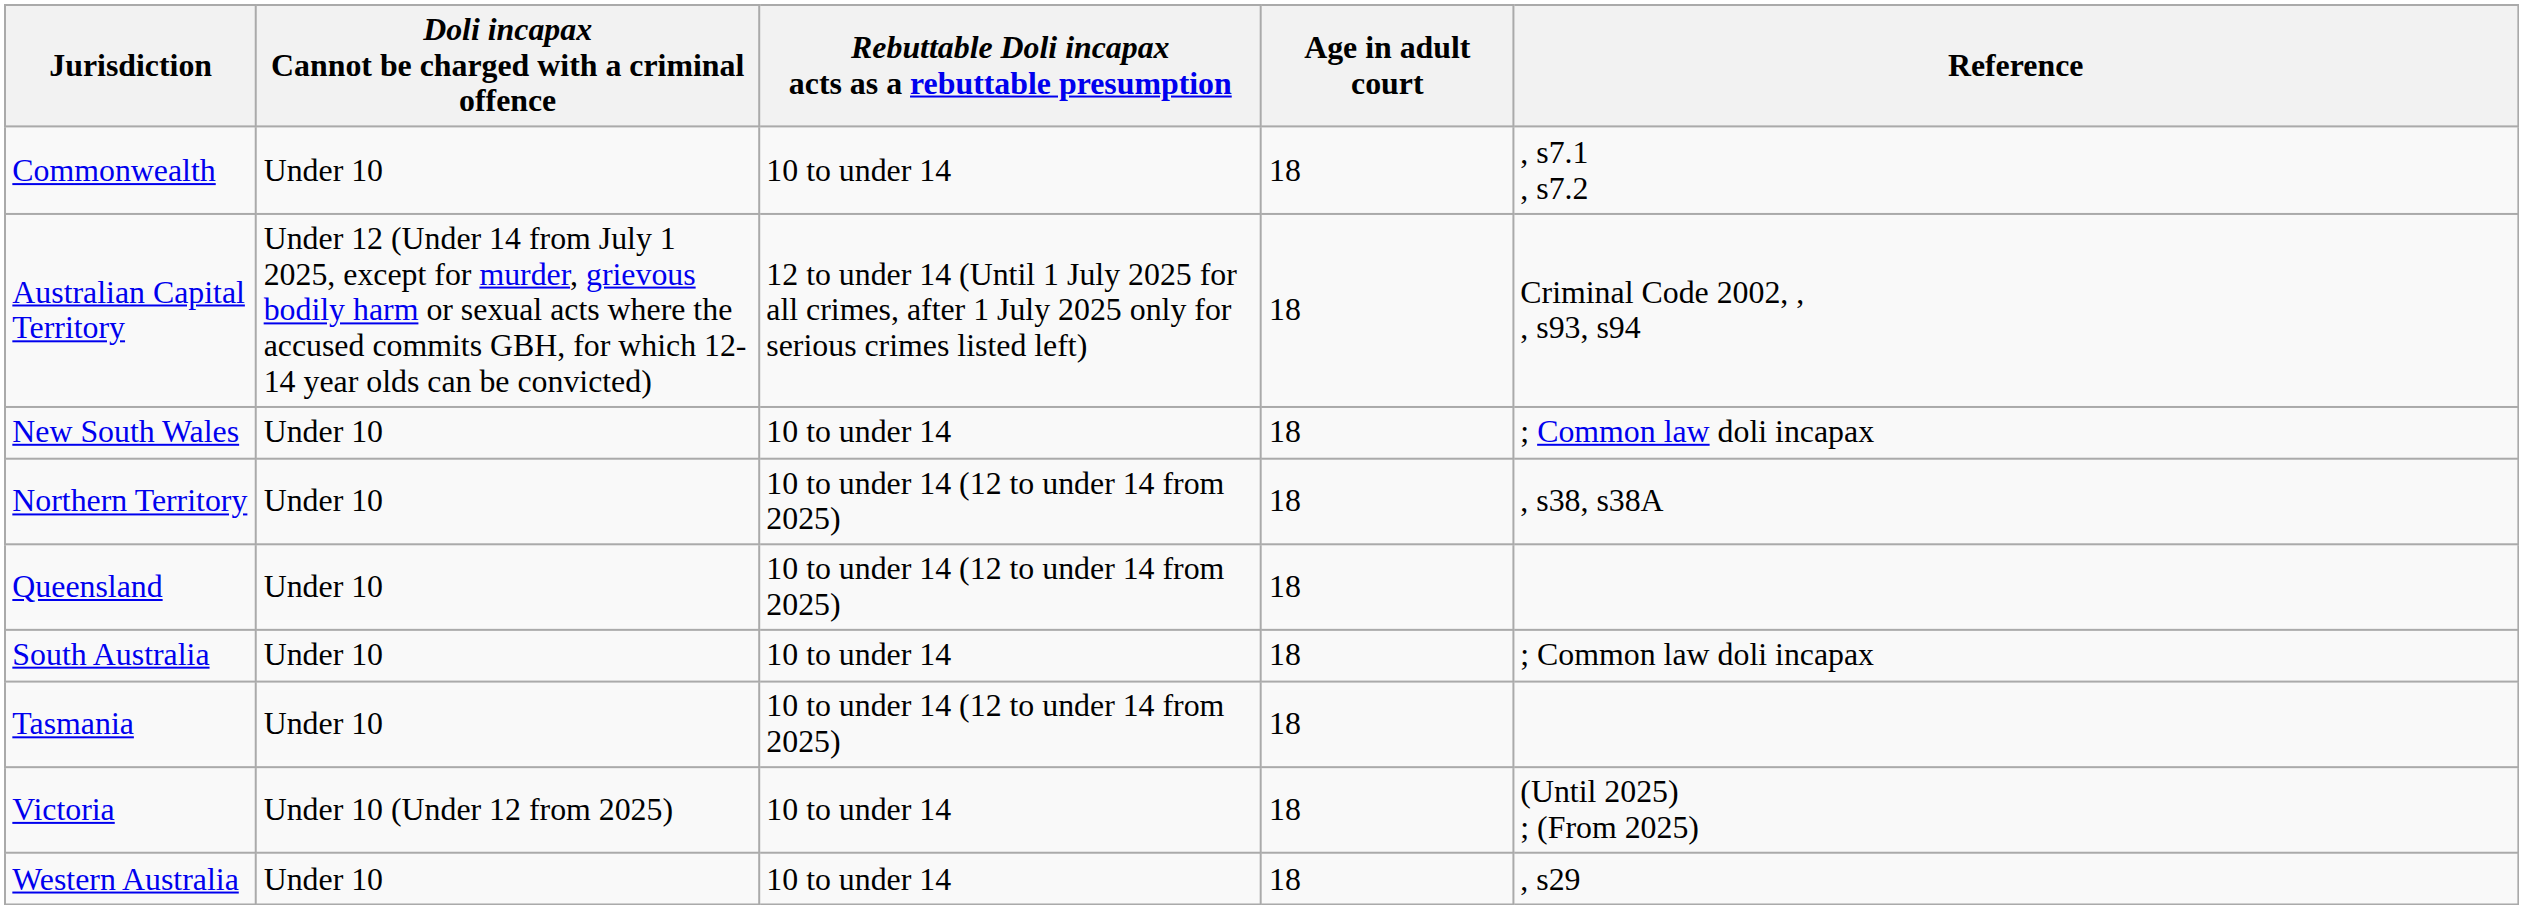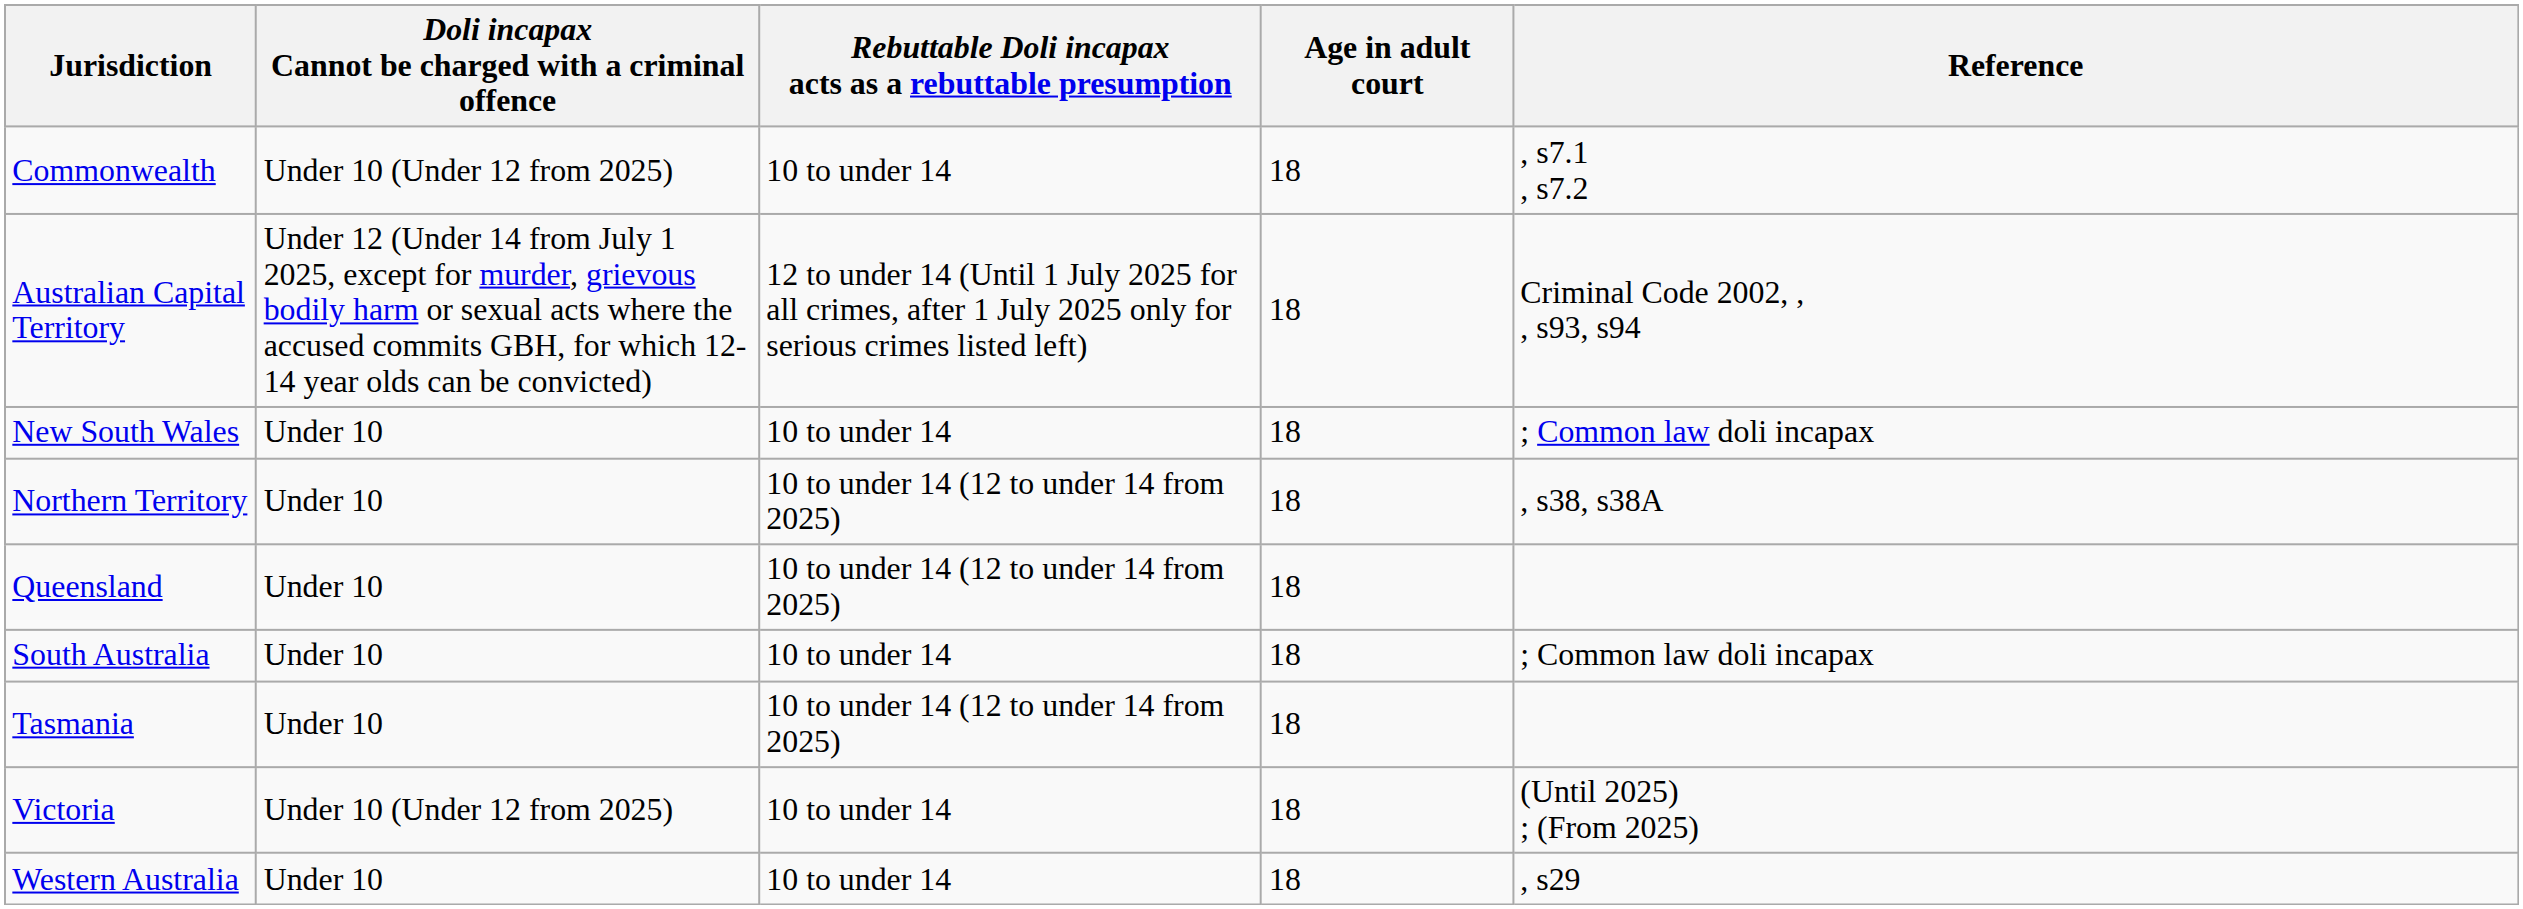(323, 169) Under 10 -> (468, 169) Under 10 (Under 12 from 2025)
